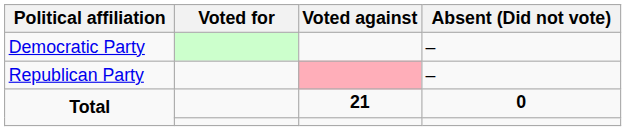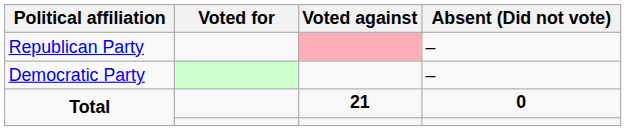rows swapped: (77, 46) <-> (76, 74)
